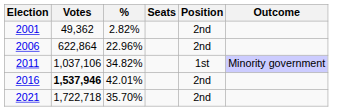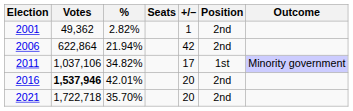+ column: (189, 13)
(124, 47) 22.96% -> (124, 47) 21.94%
